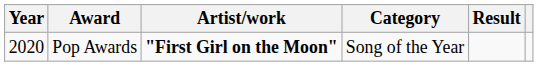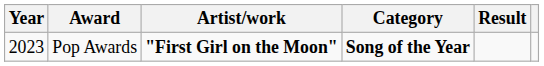(26, 46) 2020 -> (26, 46) 2023
(405, 46) normal -> (408, 46) bold
